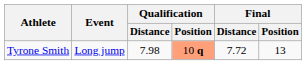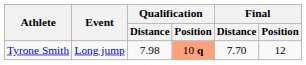(237, 50) 7.72 -> (237, 50) 7.70
(280, 50) 13 -> (280, 50) 12
